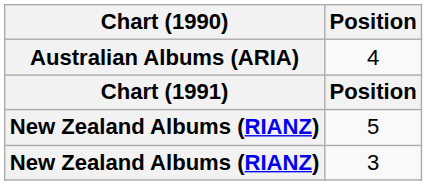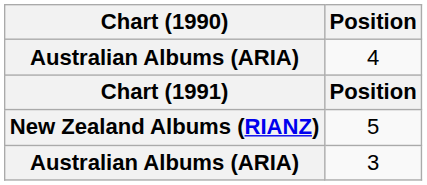(165, 162) New Zealand Albums (RIANZ) -> (165, 162) Australian Albums (ARIA)
